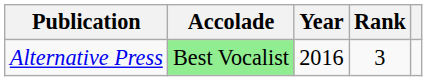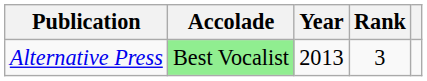(321, 57) 2016 -> (321, 57) 2013
